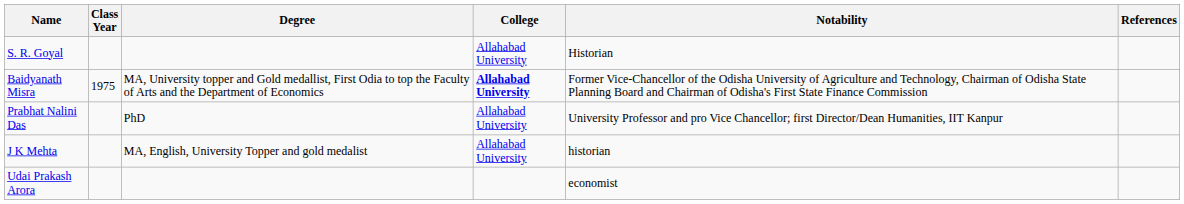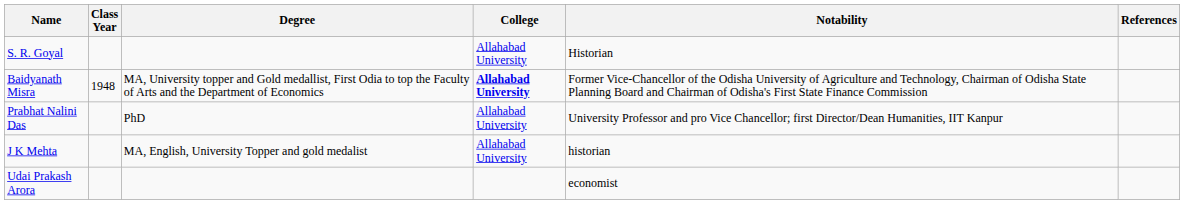(103, 85) 1975 -> (103, 85) 1948
